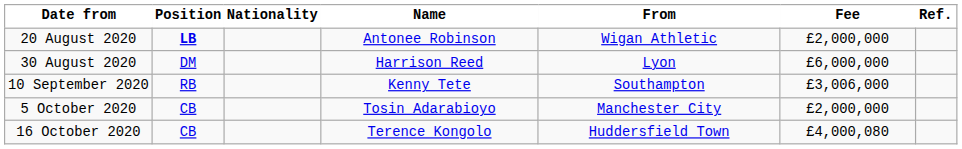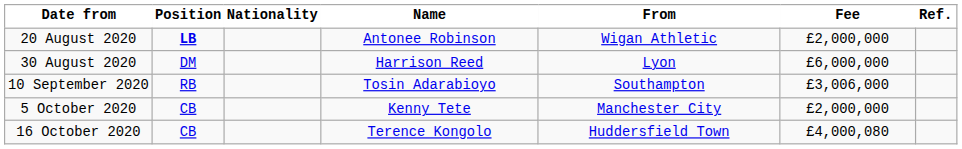(429, 85) Kenny Tete -> (429, 85) Tosin Adarabioyo
(429, 109) Tosin Adarabioyo -> (429, 109) Kenny Tete
